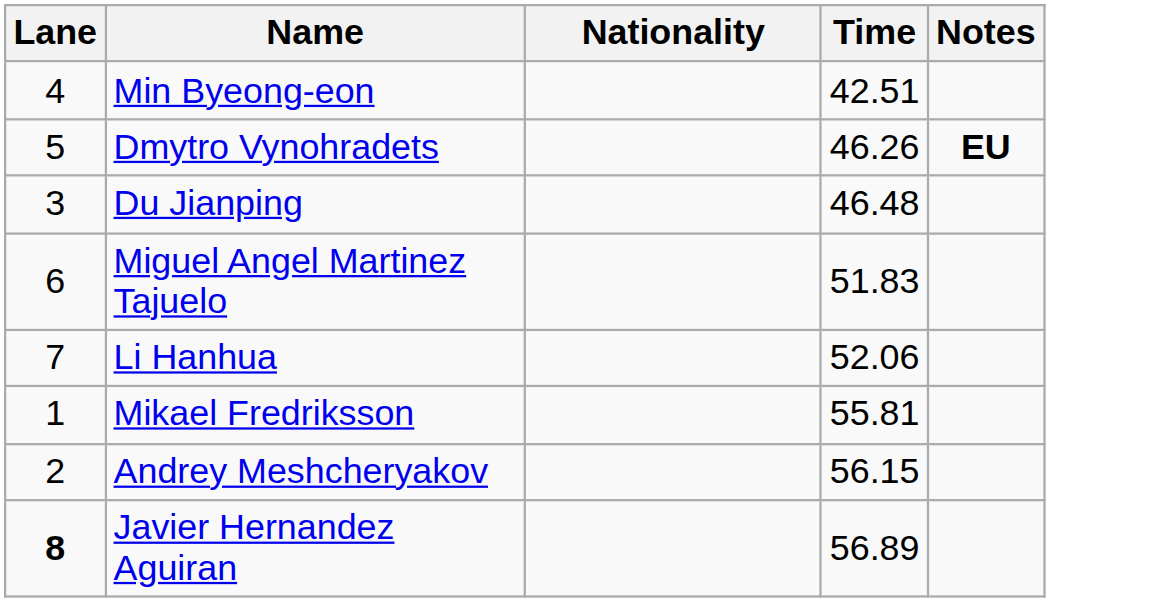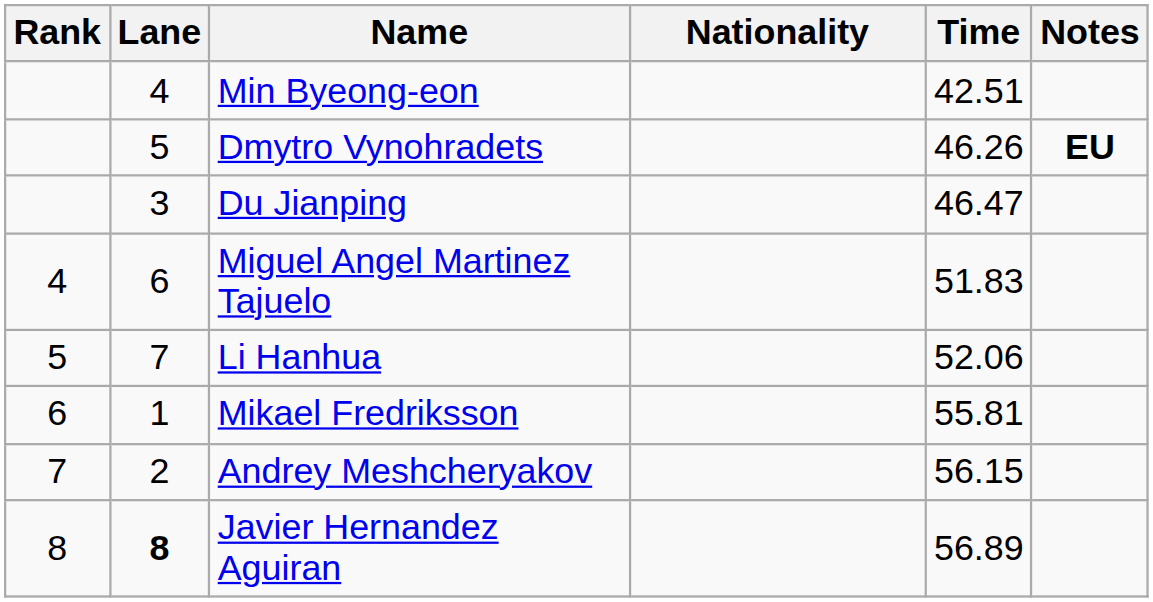+ column: (57, 32)
(875, 203) 46.48 -> (979, 203) 46.47
